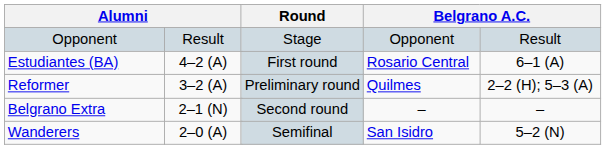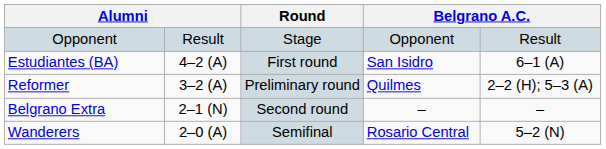(418, 62) Rosario Central -> (400, 62) San Isidro
(400, 132) San Isidro -> (418, 132) Rosario Central
